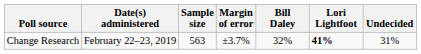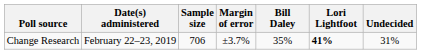(197, 40) 563 -> (197, 40) 706
(283, 40) 32% -> (283, 40) 35%
